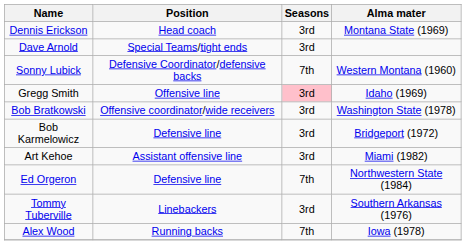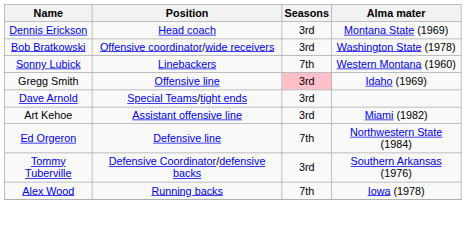rows swapped: (48, 111) <-> (48, 47)
(187, 70) Defensive Coordinator/defensive backs -> (187, 64) Linebackers
- row: (48, 134)
(187, 209) Linebackers -> (187, 168) Defensive Coordinator/defensive backs
